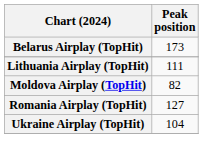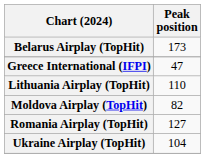+ row: (79, 66)
(175, 66) 111 -> (177, 85) 110
